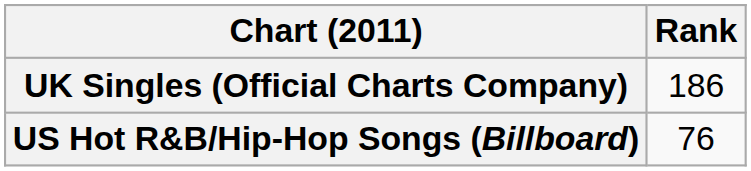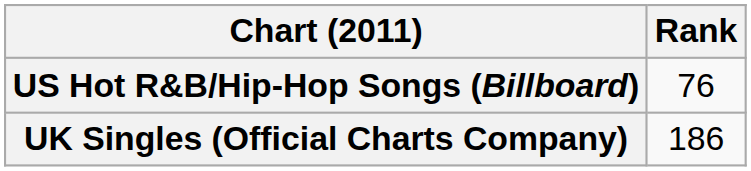rows swapped: (326, 84) <-> (326, 138)
